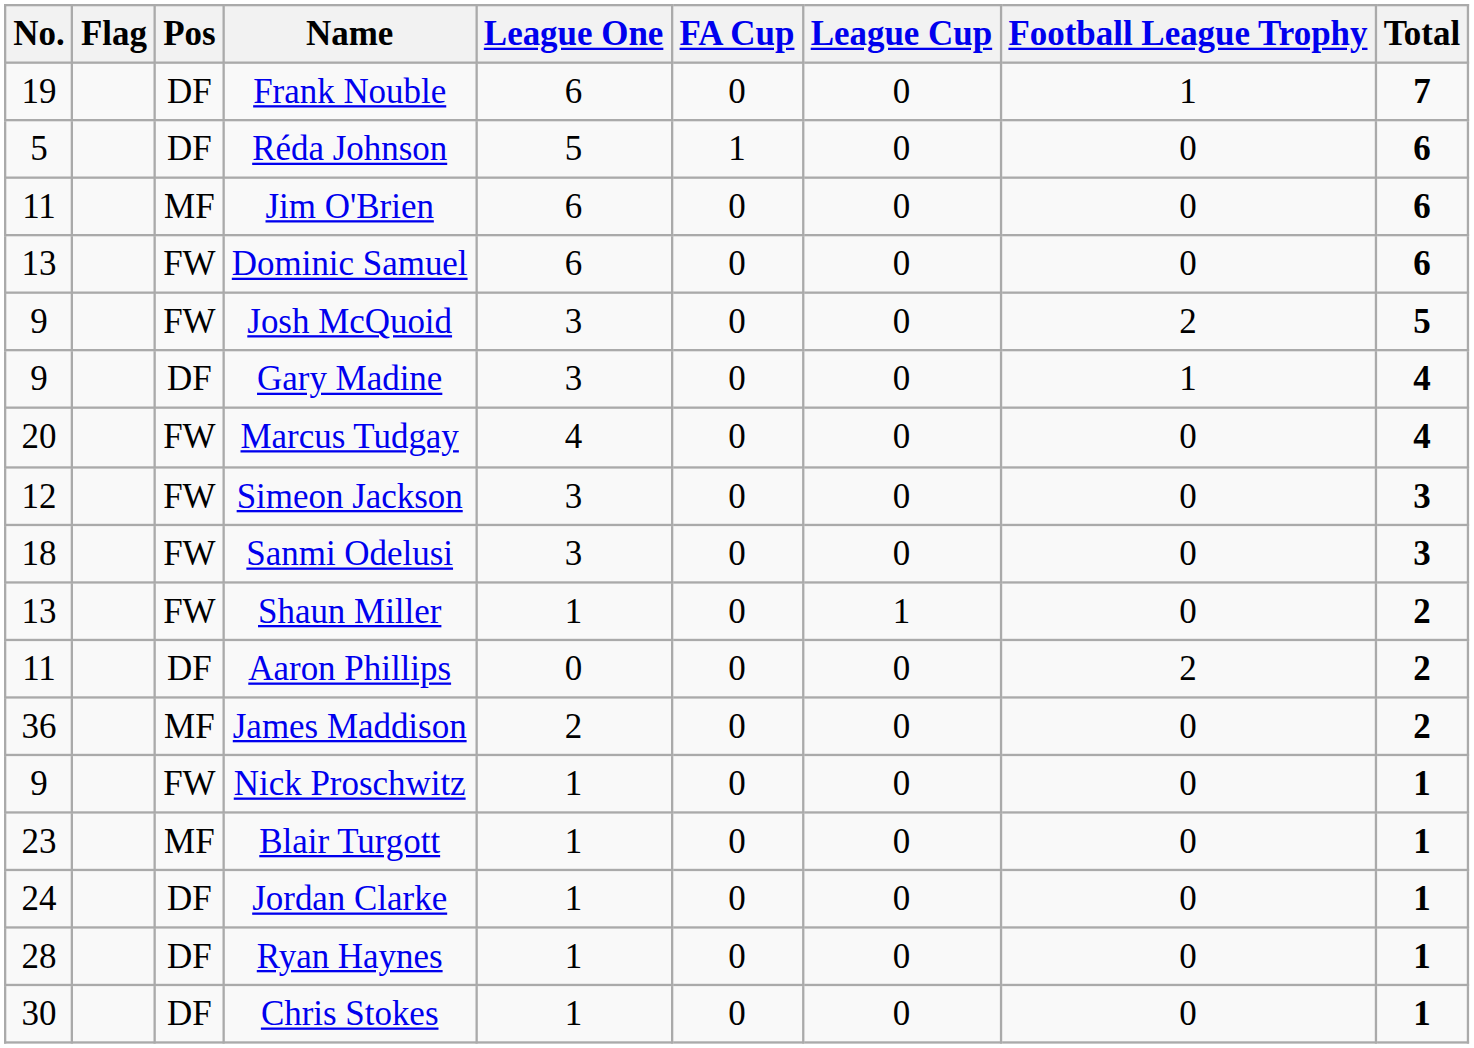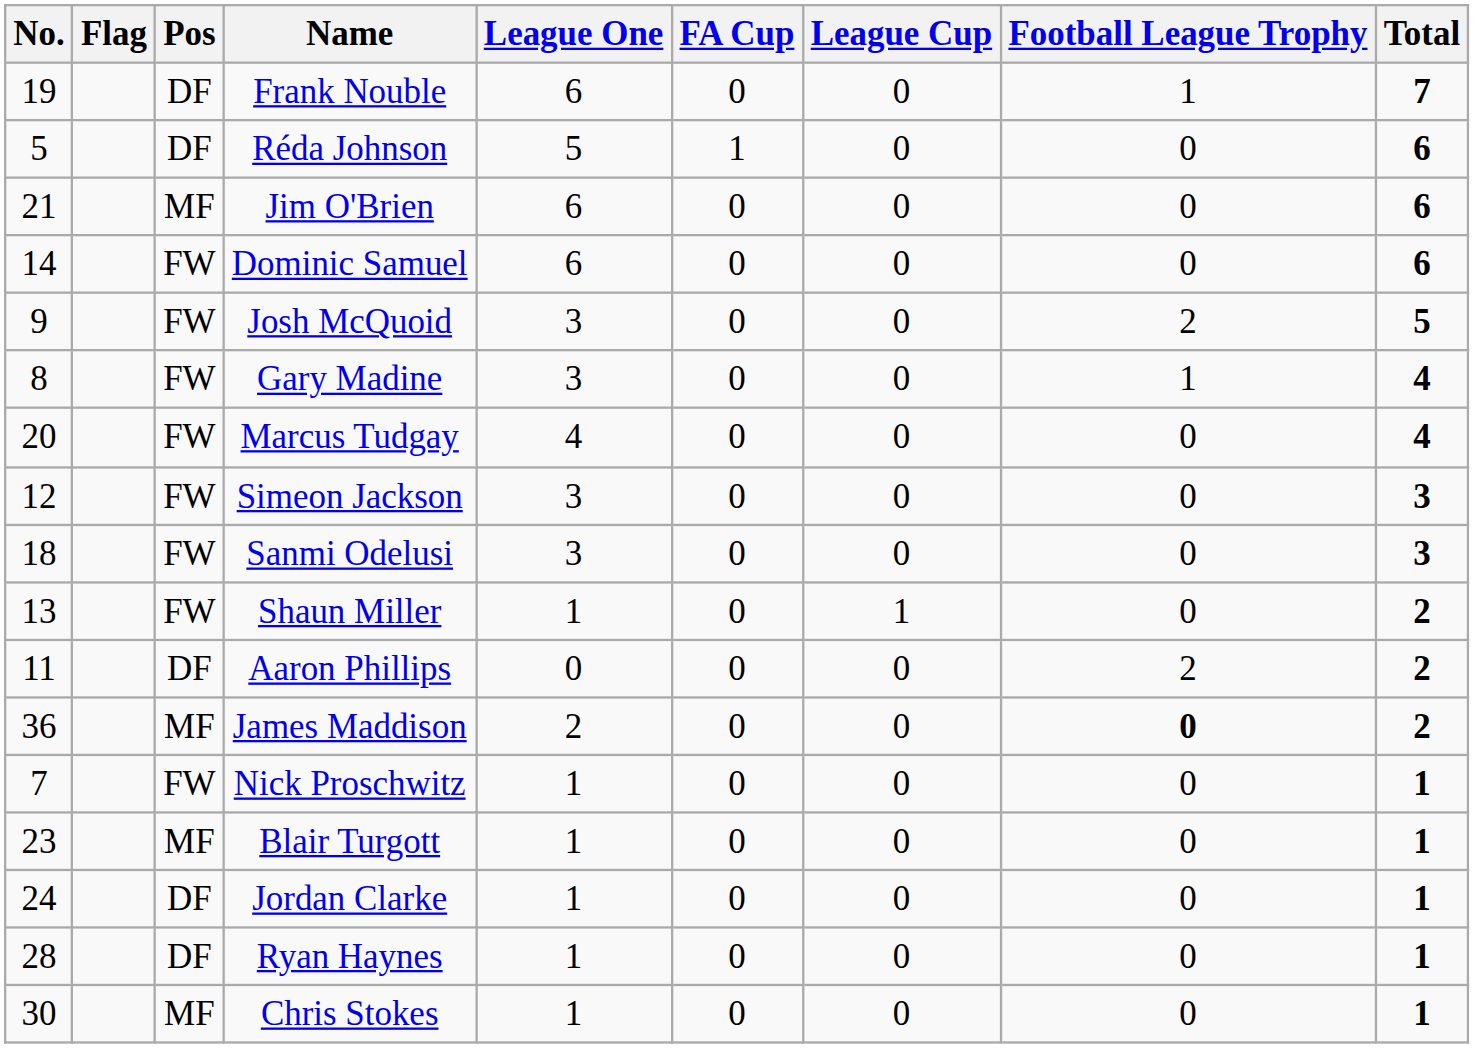(39, 206) 11 -> (39, 206) 21
(39, 264) 13 -> (39, 264) 14
(39, 379) 9 -> (39, 379) 8
(189, 379) DF -> (189, 379) FW
(1188, 725) normal -> (1188, 725) bold
(39, 782) 9 -> (39, 782) 7
(189, 1013) DF -> (189, 1013) MF
